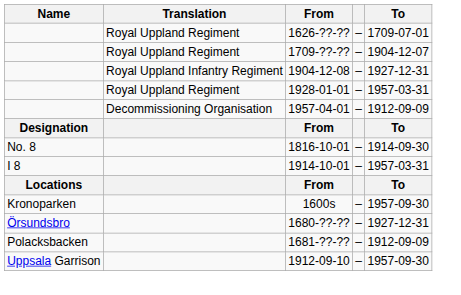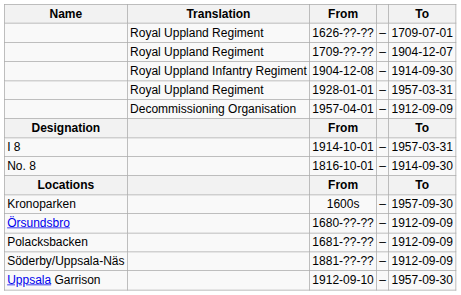(398, 71) 1927-12-31 -> (422, 71) 1914-09-30
rows swapped: (319, 147) <-> (319, 166)
(398, 223) 1927-12-31 -> (422, 223) 1912-09-09
+ row: (343, 261)
